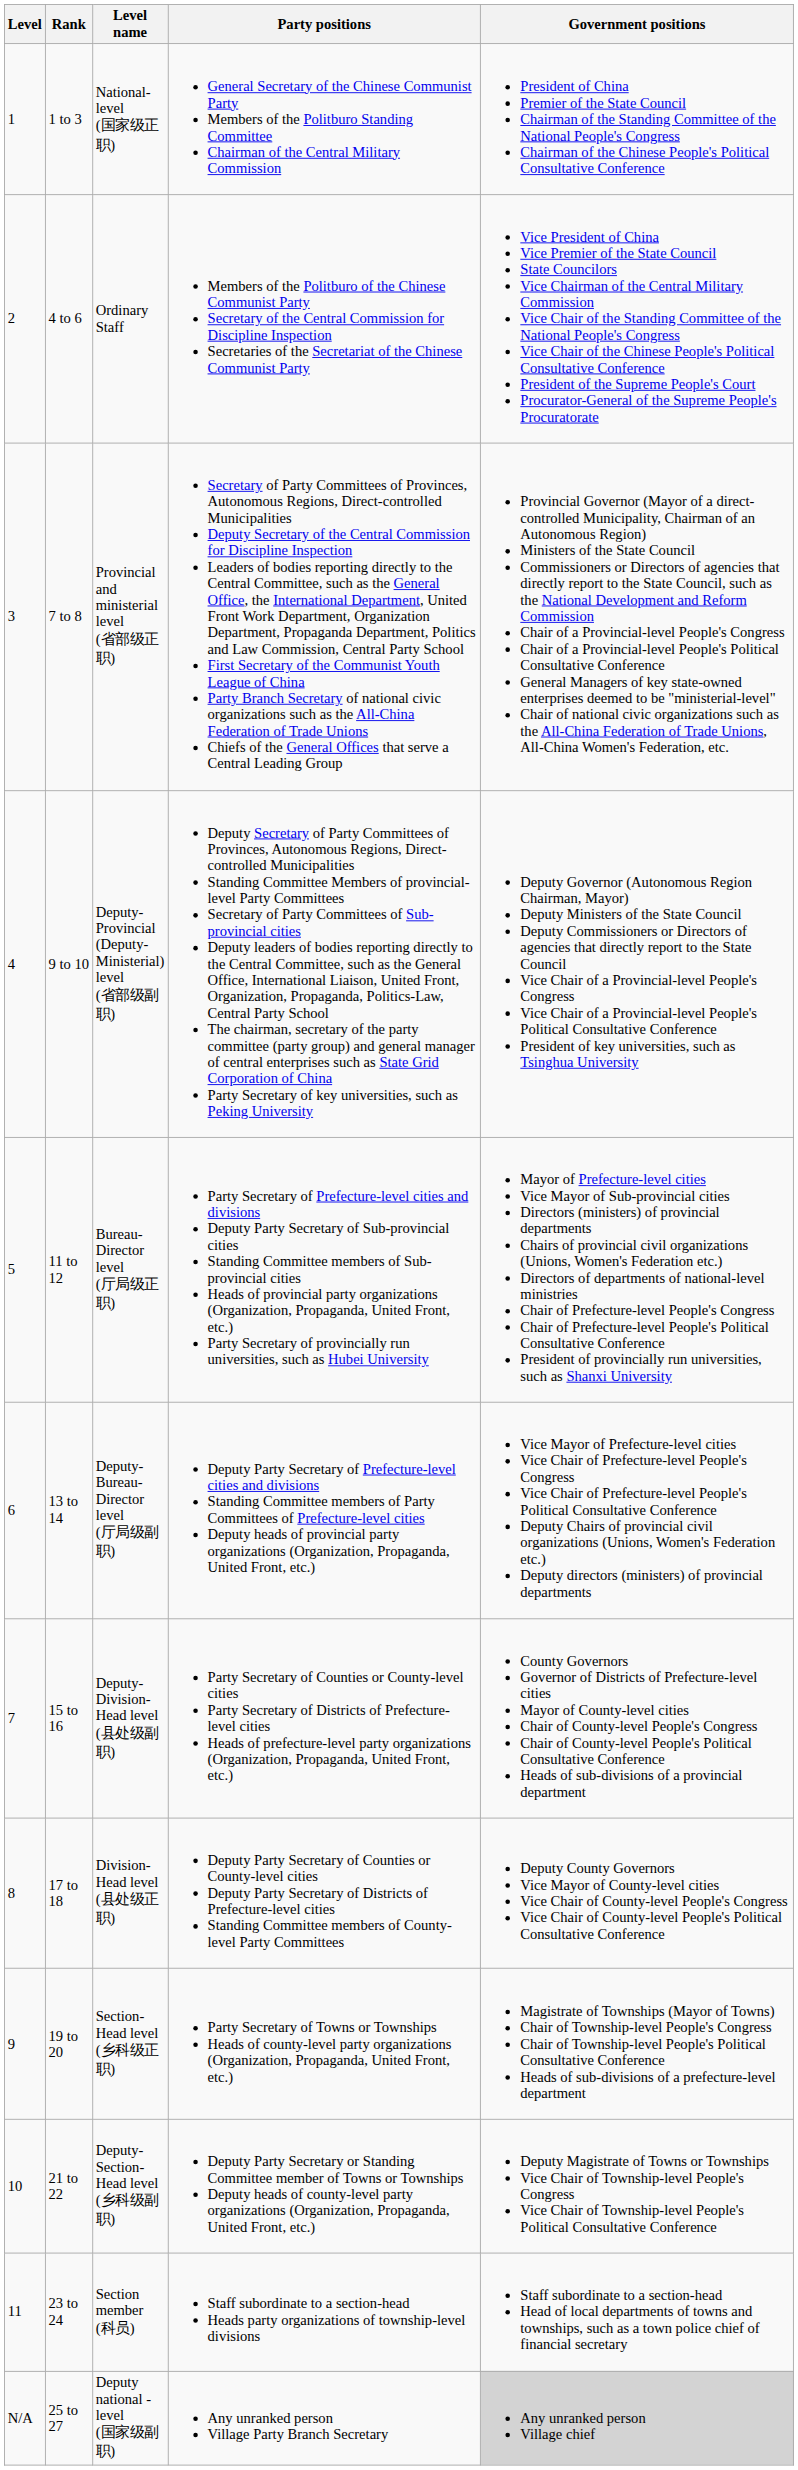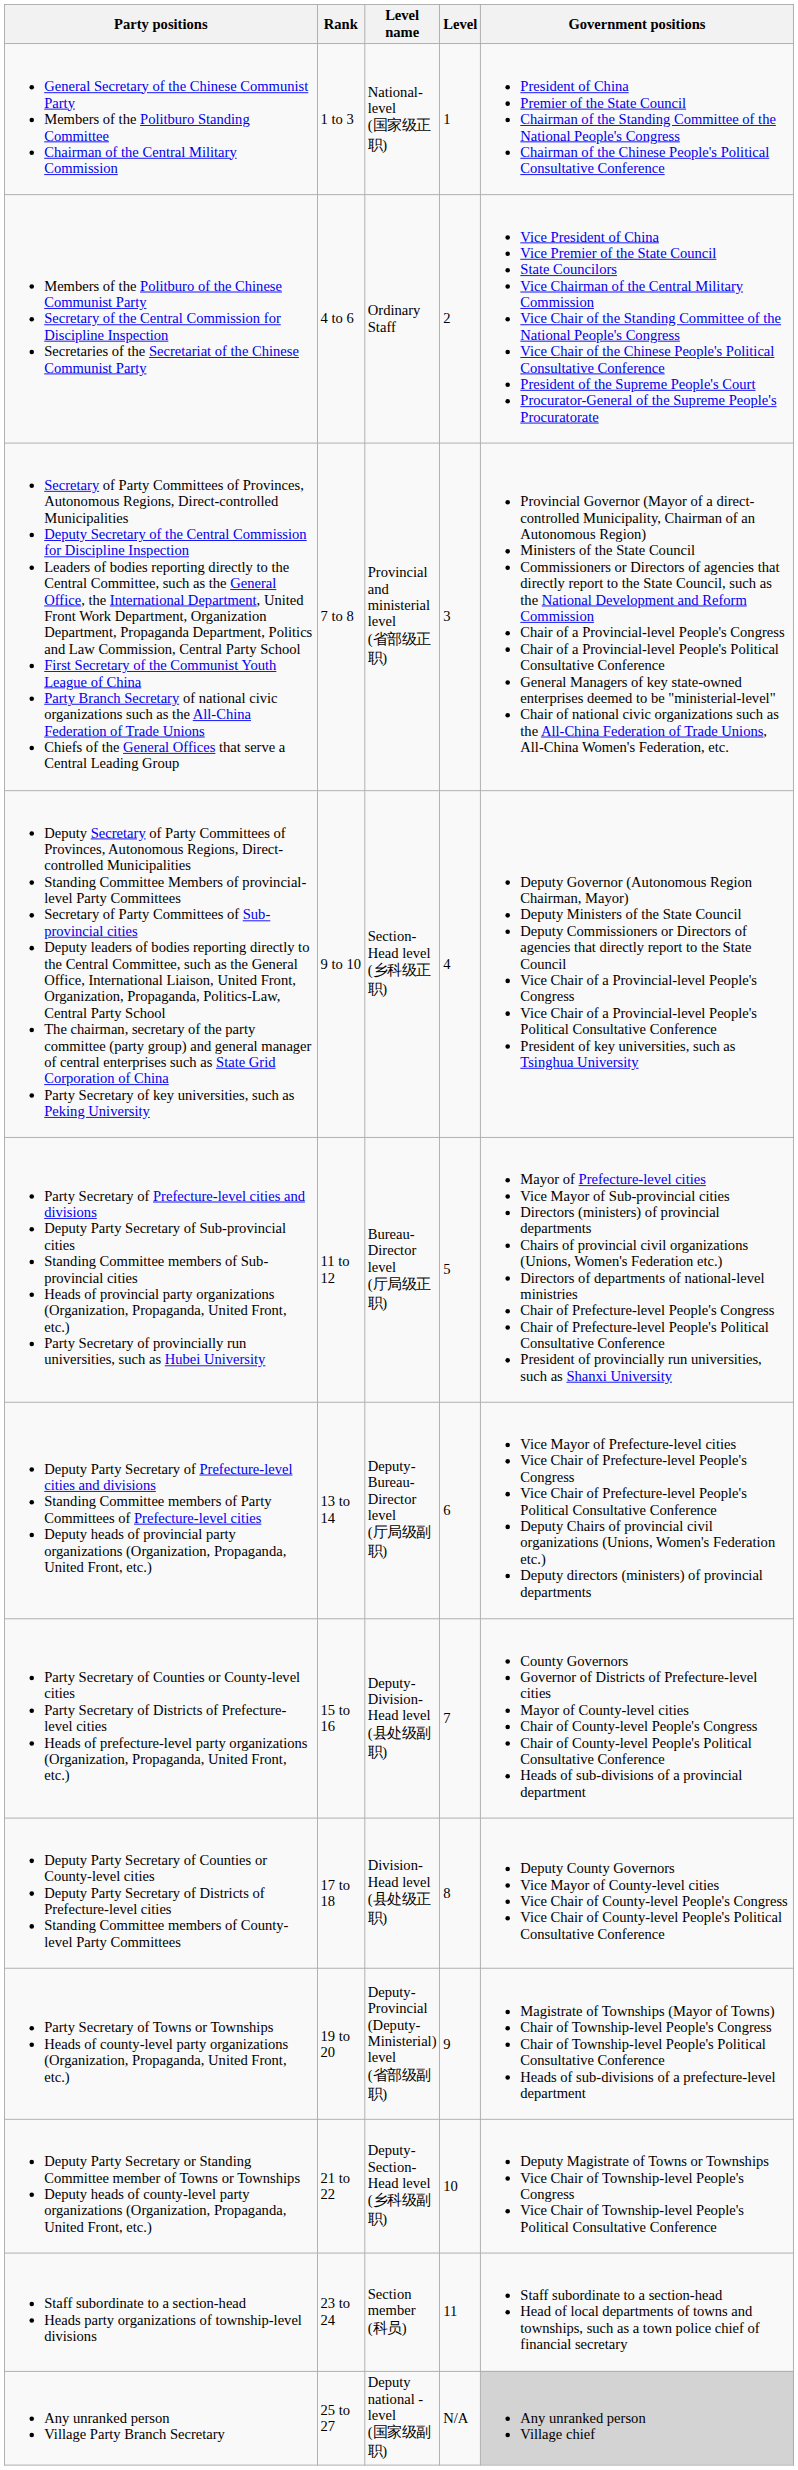columns swapped: (25, 24) <-> (324, 24)
(130, 962) Deputy-Provincial (Deputy-Ministerial) level (省部级副职) -> (399, 962) Section-Head level (乡科级正职)
(127, 2042) Section-Head level (乡科级正职) -> (402, 2042) Deputy-Provincial (Deputy-Ministerial) level (省部级副职)
